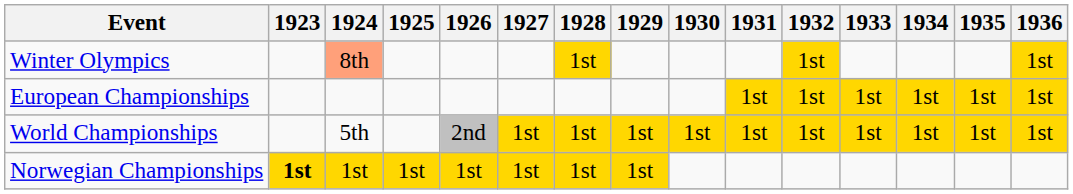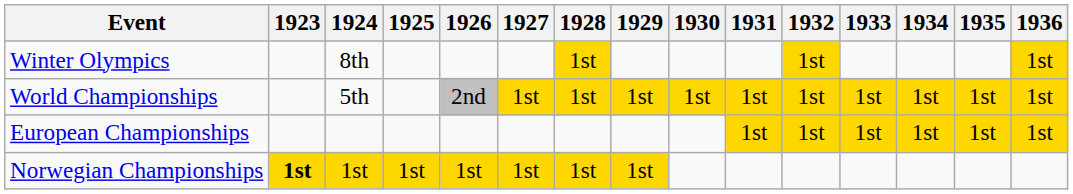(354, 59) lightsalmon background -> (354, 59) no background
rows swapped: (114, 133) <-> (130, 96)
